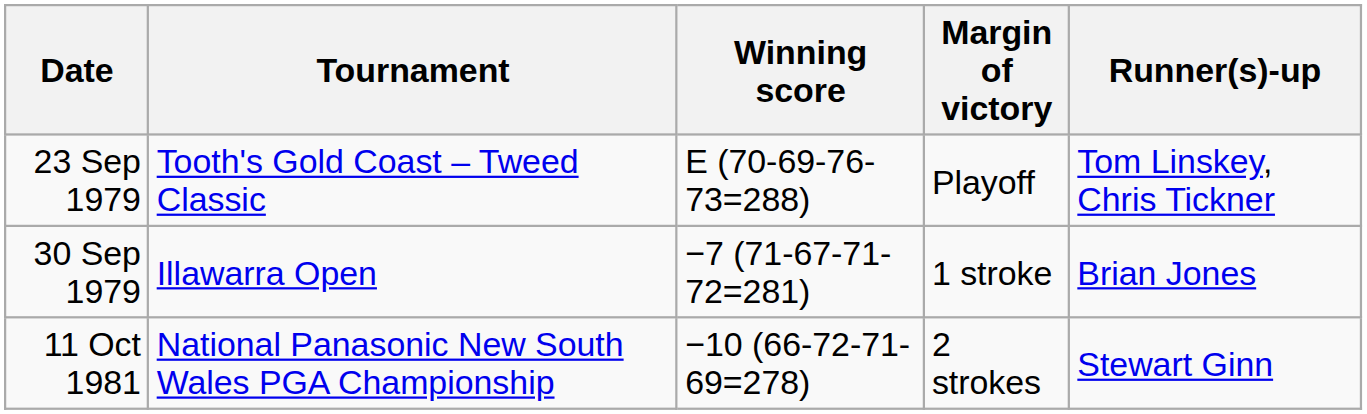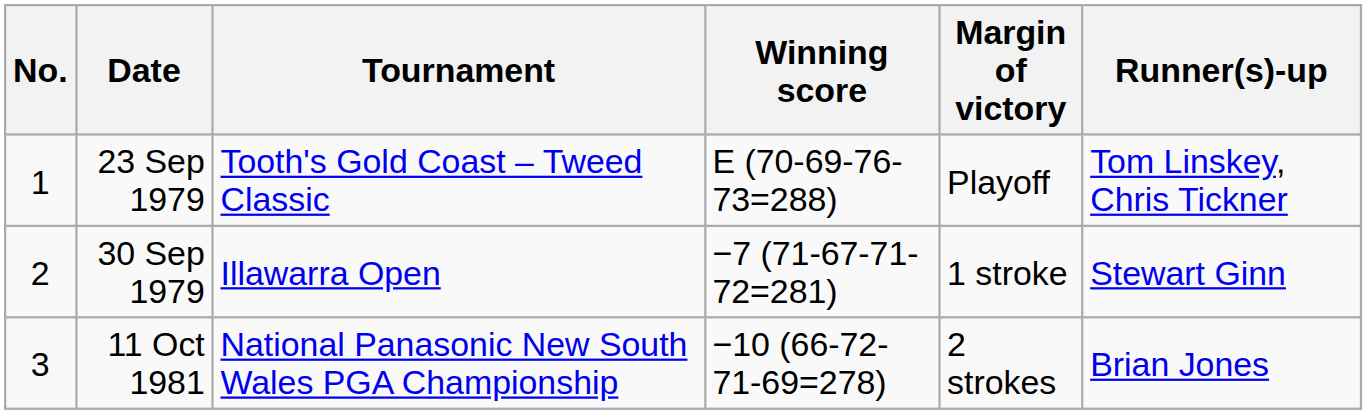+ column: (40, 70)
(1167, 272) Brian Jones -> (1188, 272) Stewart Ginn
(1175, 364) Stewart Ginn -> (1180, 364) Brian Jones
